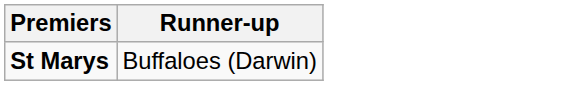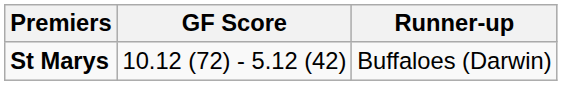+ column: (234, 23)
